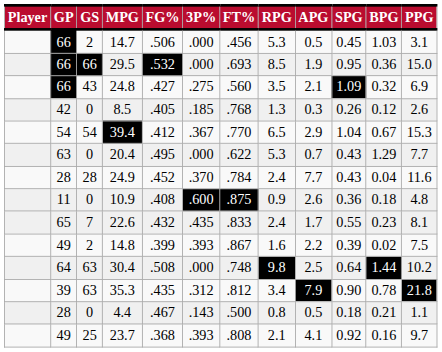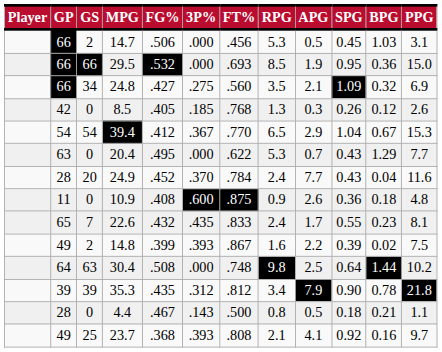(90, 87) 43 -> (90, 87) 34
(90, 177) 28 -> (90, 177) 20
(90, 290) 63 -> (90, 290) 39
